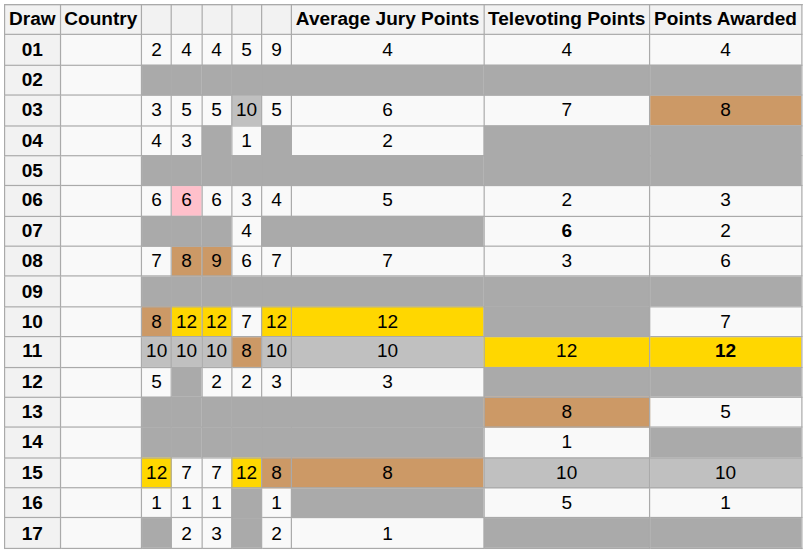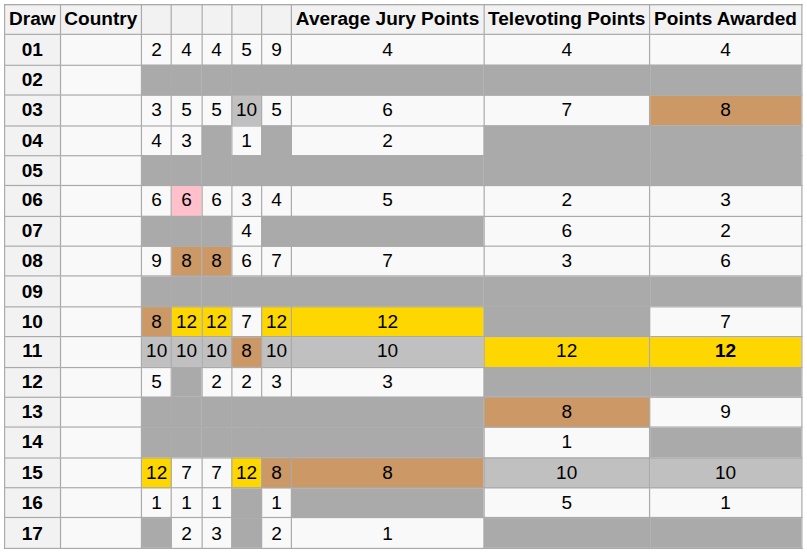(567, 230) bold -> (567, 230) normal
(157, 261) 7 -> (157, 261) 9
(217, 261) 9 -> (217, 261) 8
(726, 412) 5 -> (726, 412) 9
